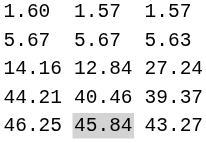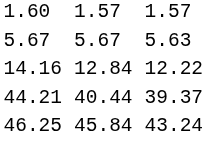(174, 69) 27.24 -> (174, 69) 12.22
(103, 97) 40.46 -> (103, 97) 40.44
(103, 126) lightgrey background -> (103, 126) no background
(174, 126) 43.27 -> (174, 126) 43.24
